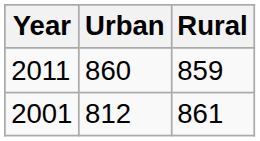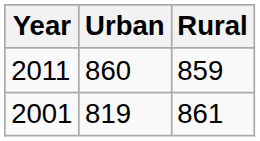(108, 113) 812 -> (108, 113) 819
